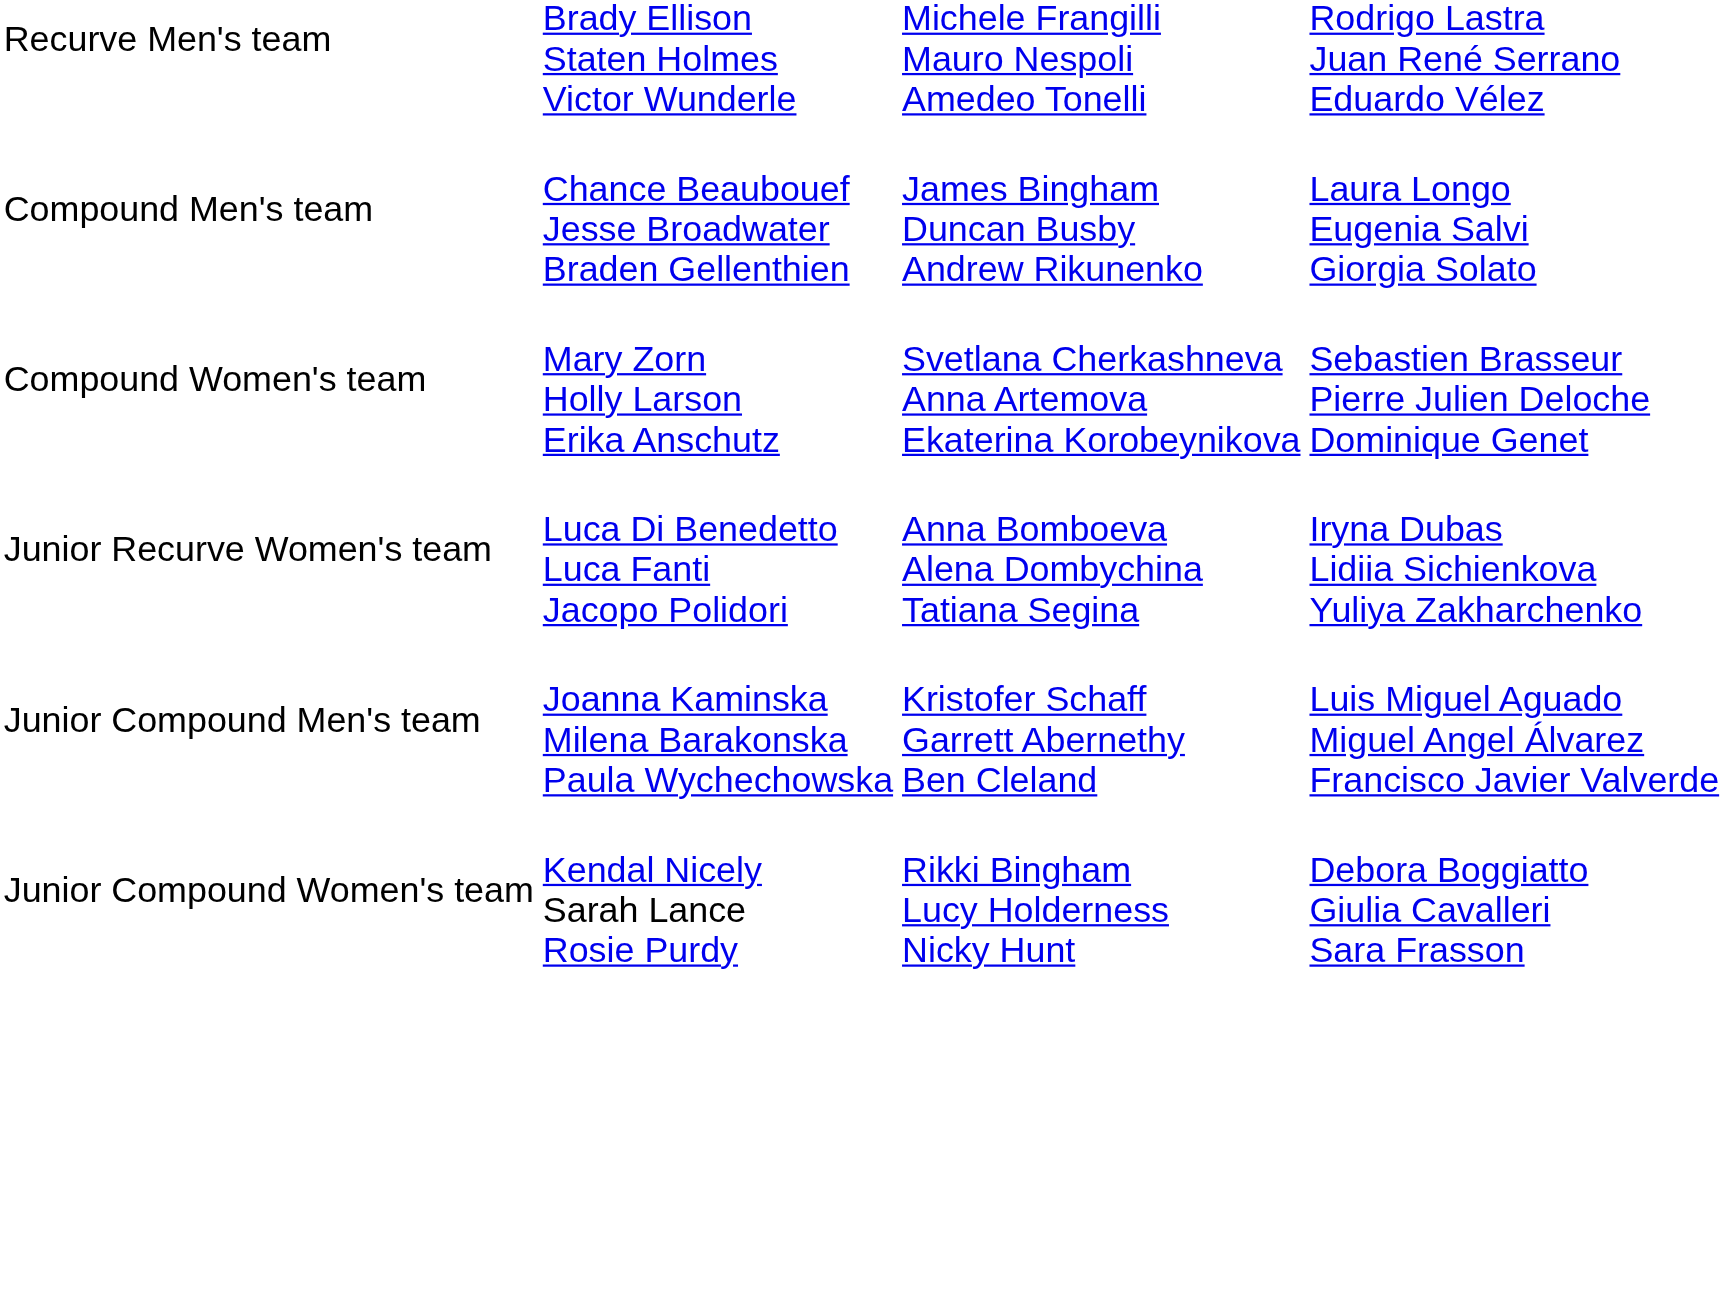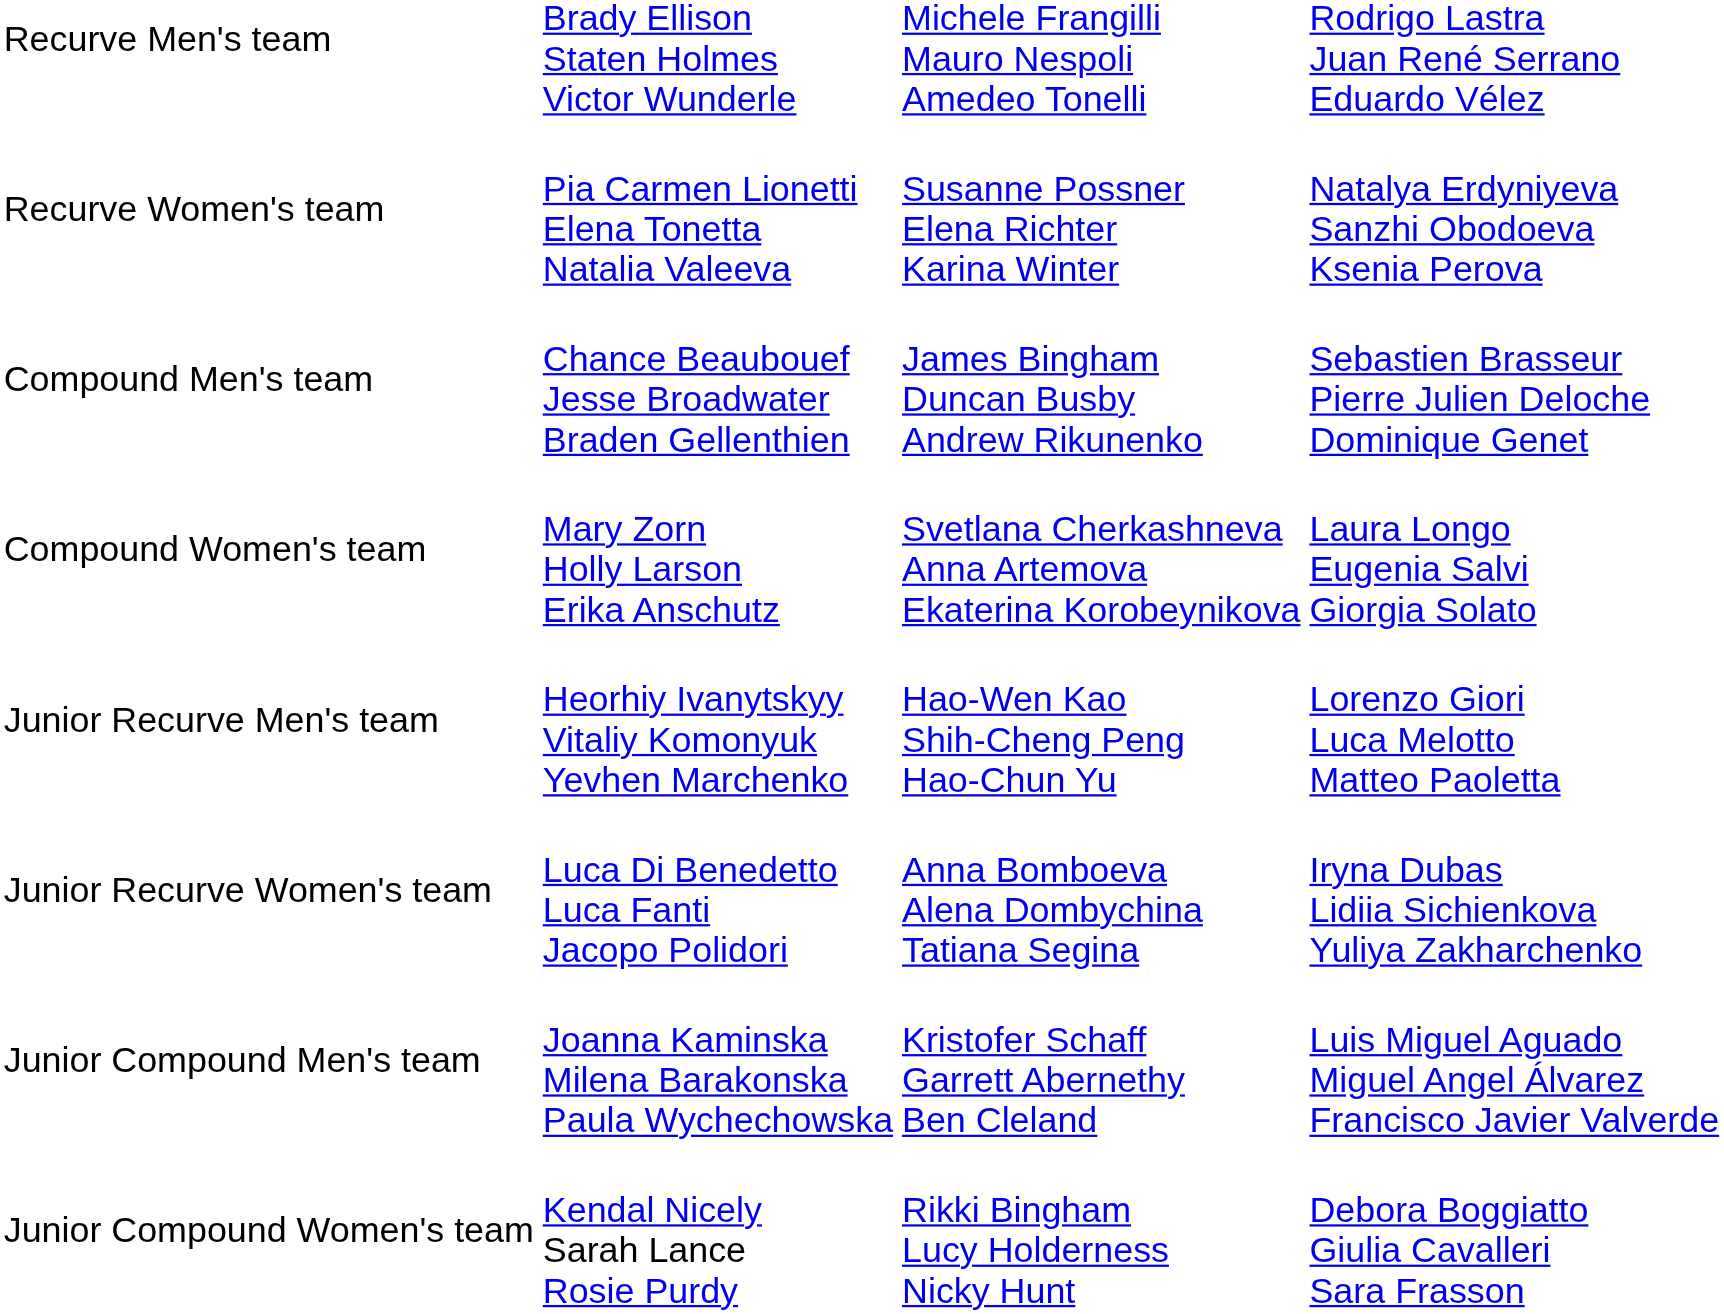+ row: (194, 208)
(1423, 229) Laura Longo Eugenia Salvi Giorgia Solato -> (1480, 399) Sebastien Brasseur Pierre Julien Deloche Dominique Genet
(1480, 399) Sebastien Brasseur Pierre Julien Deloche Dominique Genet -> (1423, 569) Laura Longo Eugenia Salvi Giorgia Solato
+ row: (221, 719)
